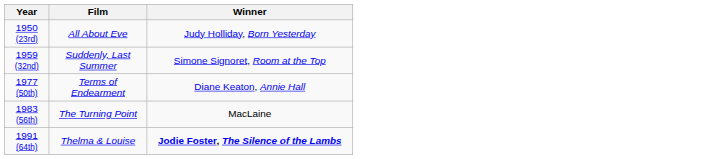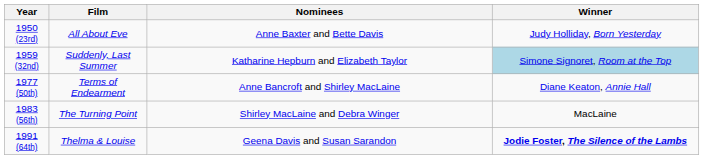+ column: (320, 12)
(250, 60) no background -> (595, 60) lightblue background
